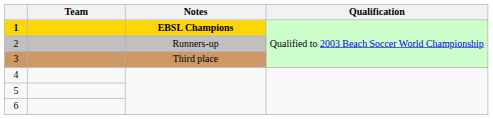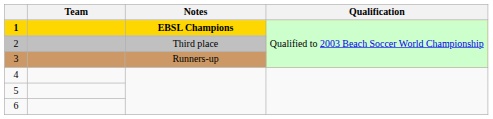(196, 43) Runners-up -> (196, 43) Third place
(196, 59) Third place -> (196, 59) Runners-up
